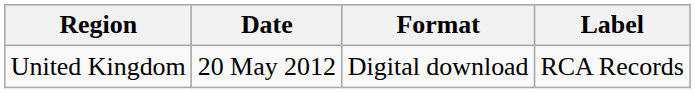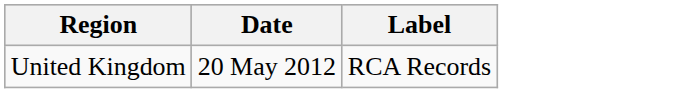- column: (438, 25)
